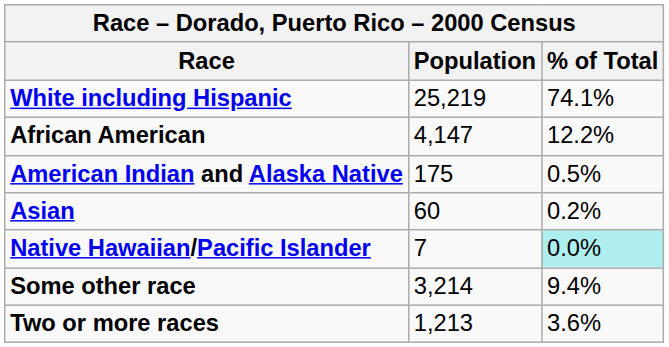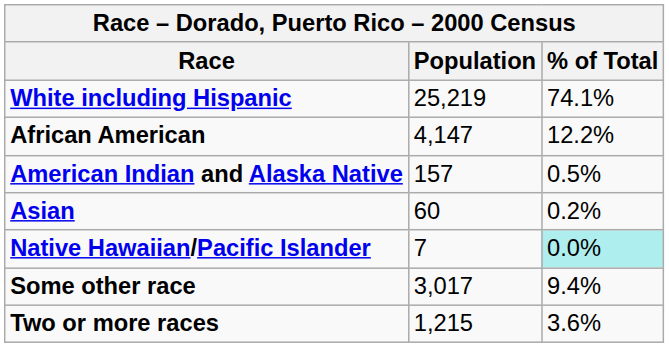(434, 173) 175 -> (434, 173) 157
(443, 286) 3,214 -> (443, 286) 3,017
(443, 323) 1,213 -> (443, 323) 1,215
